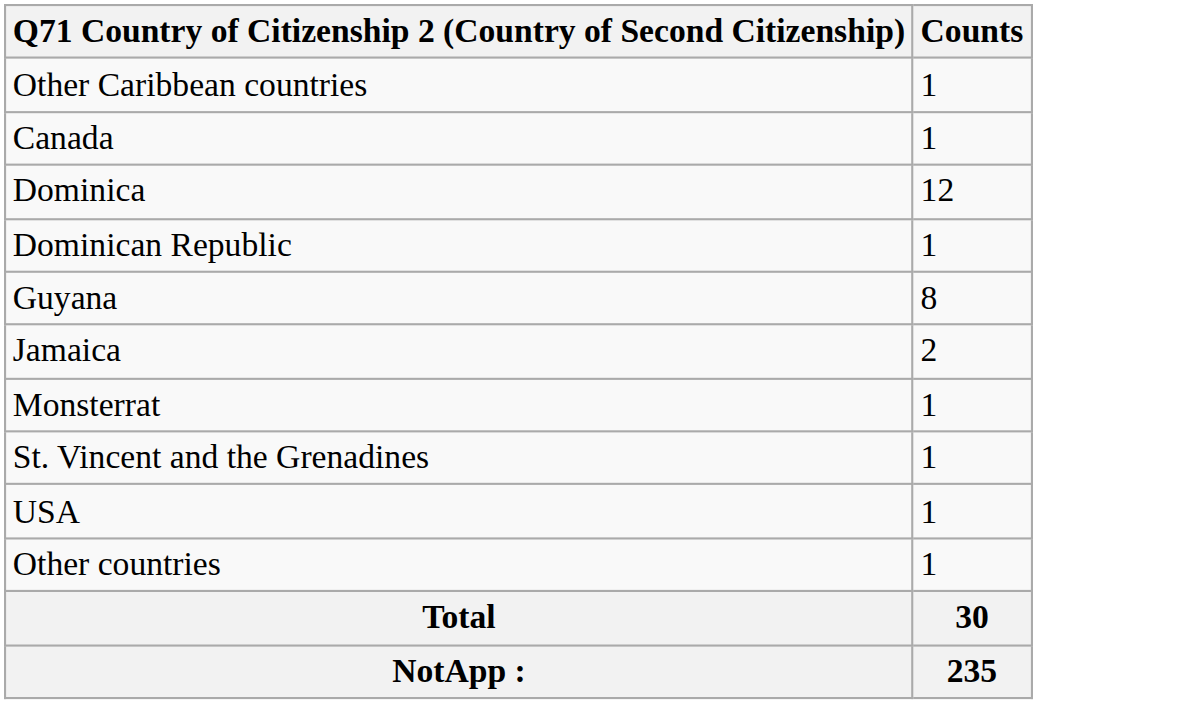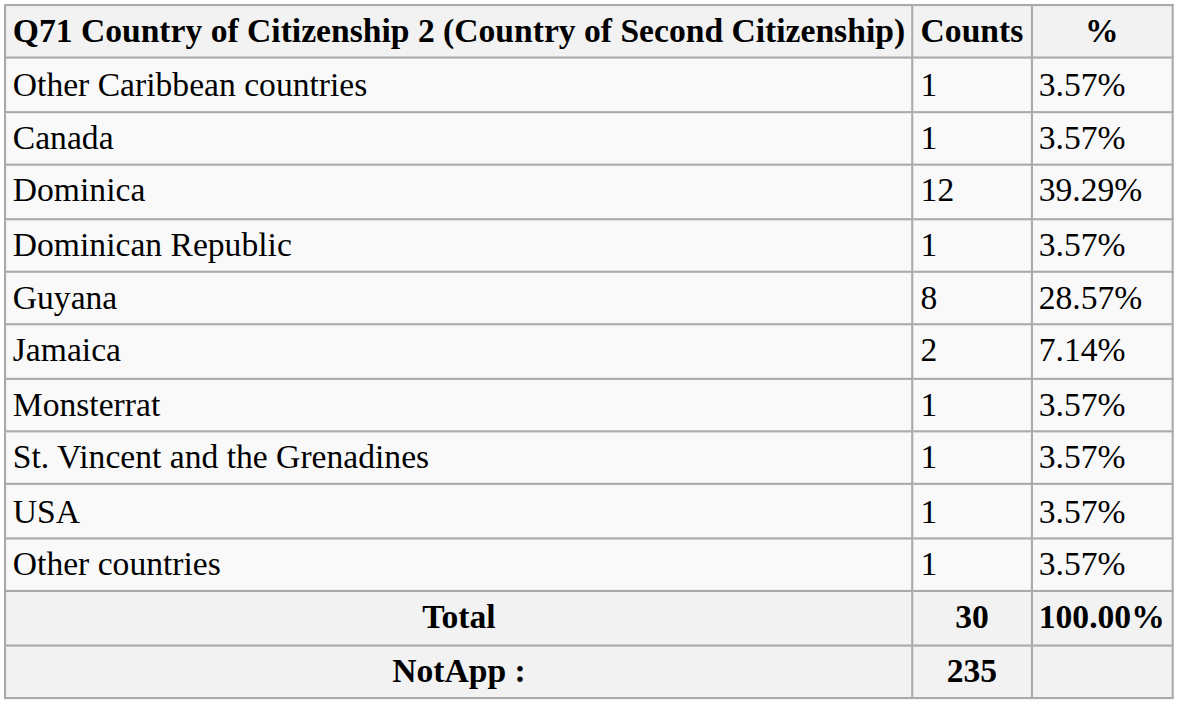+ column: (1102, 31)
